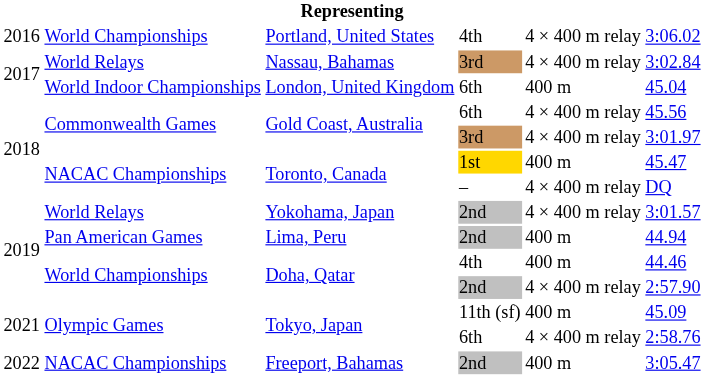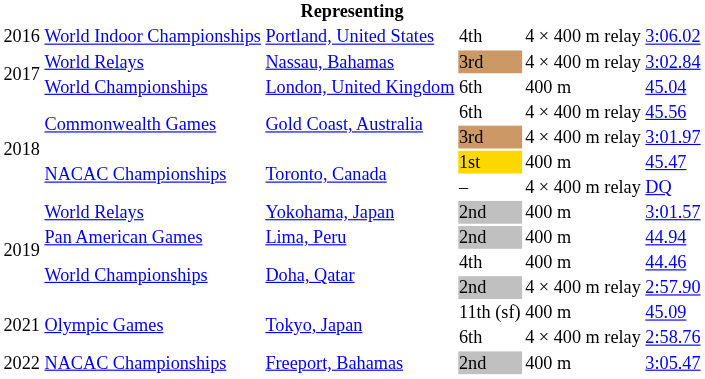(126, 36) World Championships -> (153, 36) World Indoor Championships
(153, 86) World Indoor Championships -> (126, 86) World Championships
(583, 212) 4 × 400 m relay -> (548, 212) 400 m
